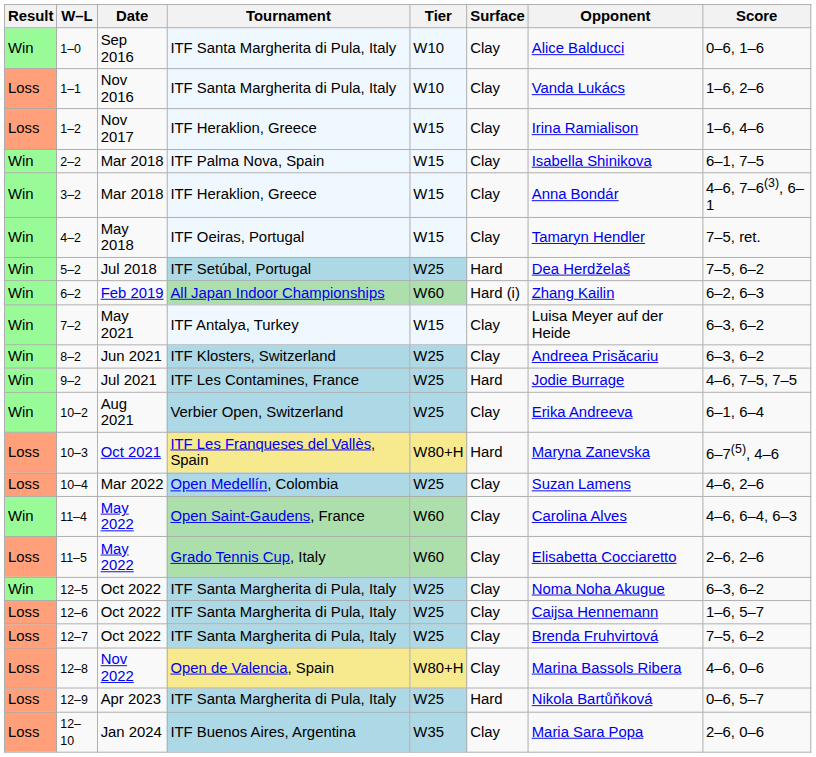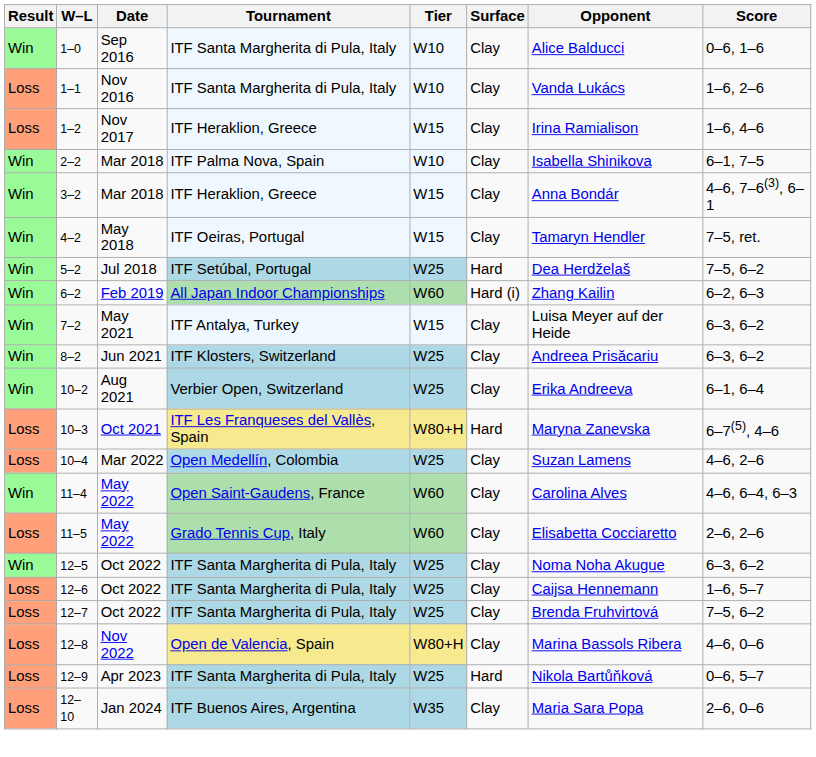(429, 160) W15 -> (429, 160) W10
- row: (71, 381)
